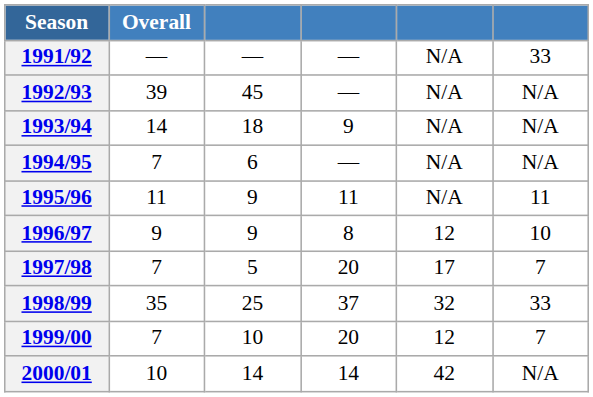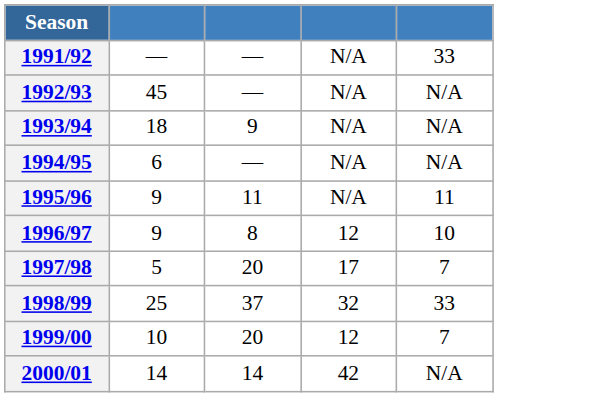- column: (156, 21)
